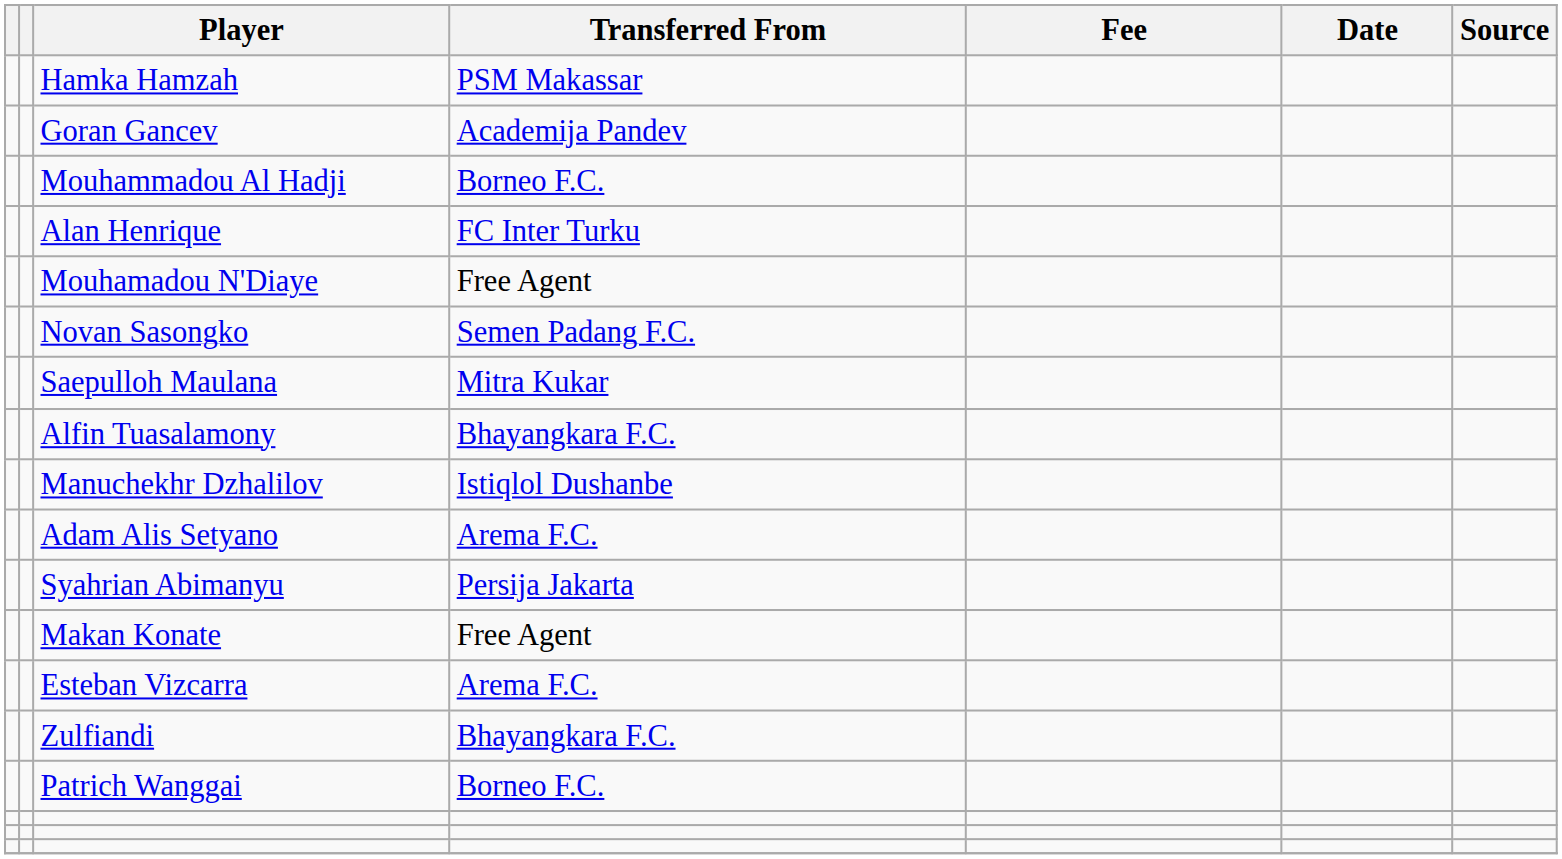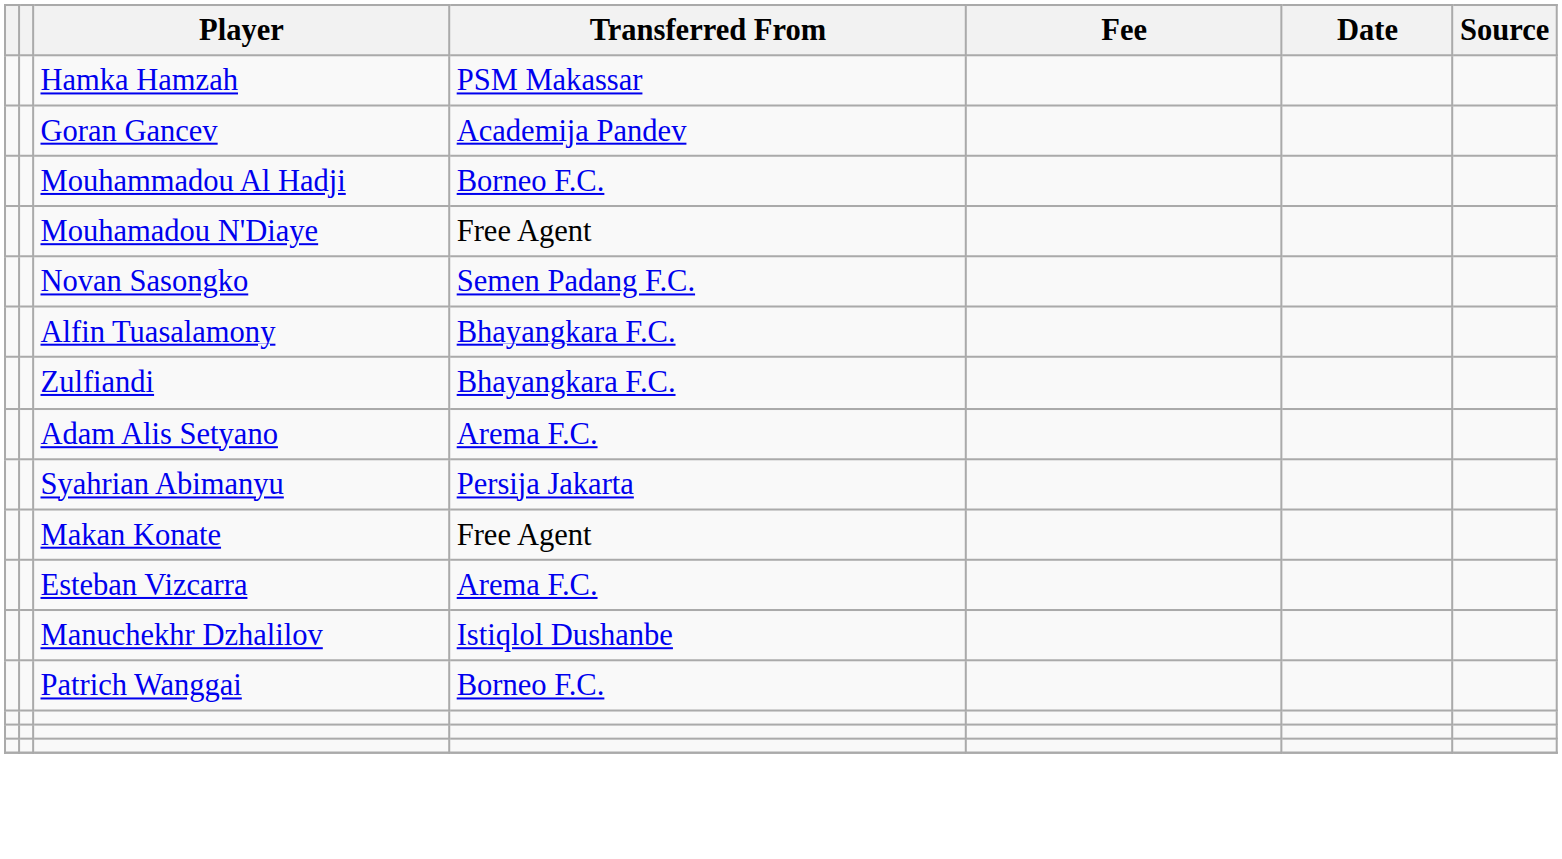- row: (131, 231)
- row: (159, 382)
rows swapped: (97, 735) <-> (182, 483)
